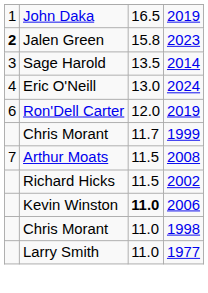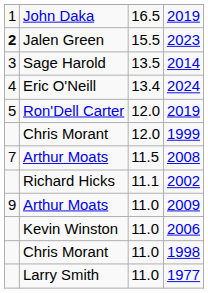(146, 39) 15.8 -> (146, 39) 15.5
(146, 87) 13.0 -> (146, 87) 13.4
(12, 110) 6 -> (12, 110) 5
(145, 134) 11.7 -> (146, 134) 12.0
(145, 181) 11.5 -> (145, 181) 11.1
+ row: (66, 205)
(145, 205) bold -> (145, 228) normal
